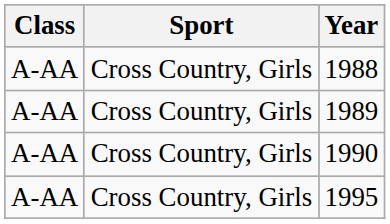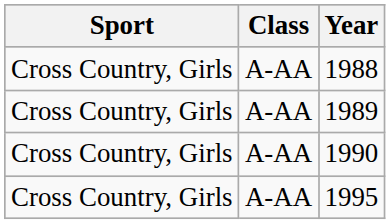columns swapped: (201, 25) <-> (45, 25)
